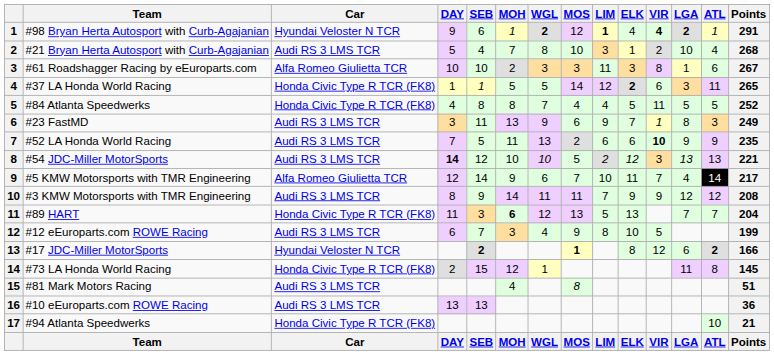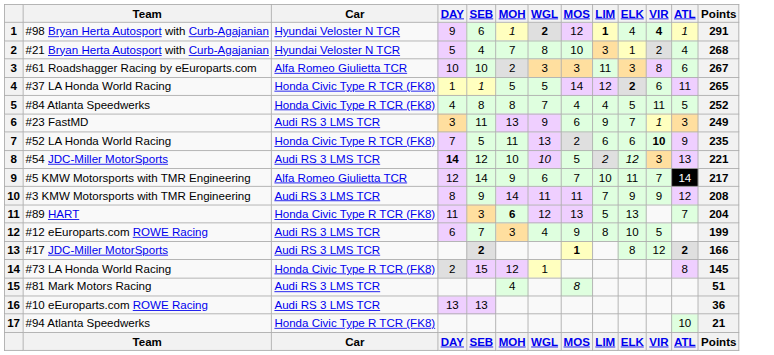- column: (686, 13)
(327, 50) Audi RS 3 LMS TCR -> (337, 50) Hyundai Veloster N TCR
(327, 141) Audi RS 3 LMS TCR -> (355, 141) Honda Civic Type R TCR (FK8)
(337, 250) Hyundai Veloster N TCR -> (327, 250) Audi RS 3 LMS TCR
